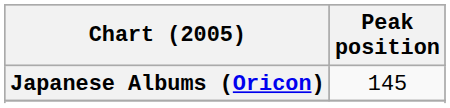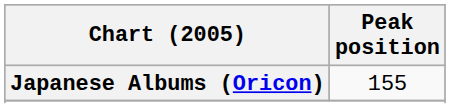(387, 83) 145 -> (387, 83) 155
